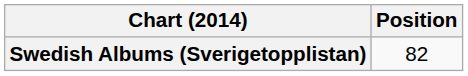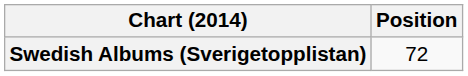(417, 53) 82 -> (417, 53) 72
